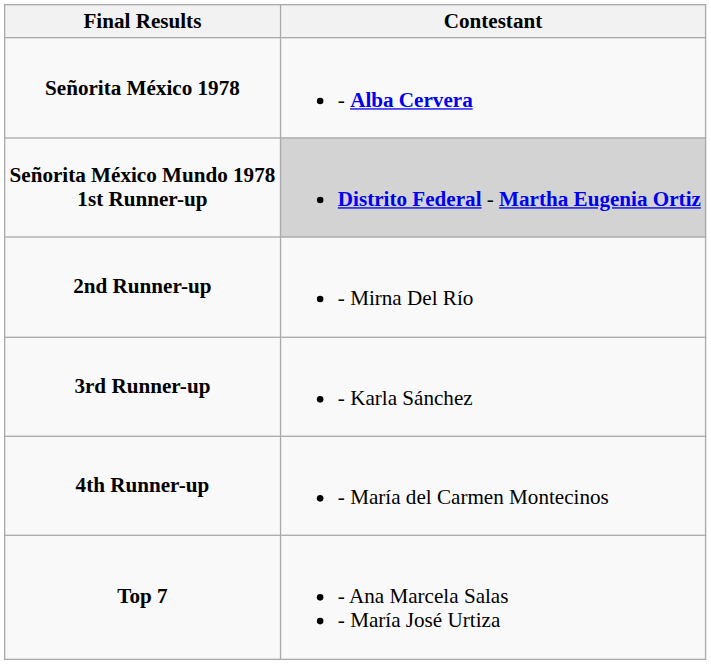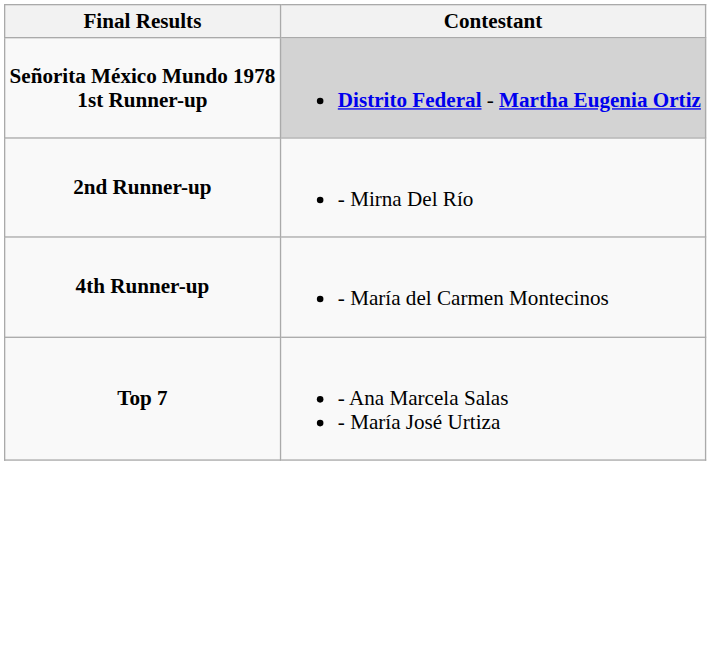- row: (142, 87)
- row: (142, 386)
